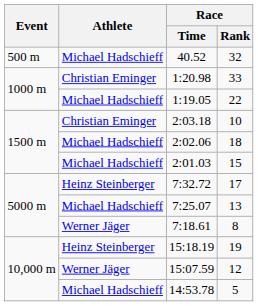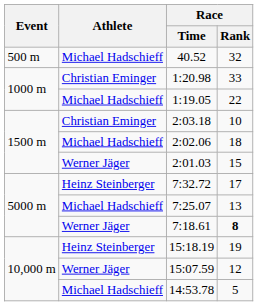(112, 163) Michael Hadschieff -> (96, 163) Werner Jäger
(235, 226) normal -> (235, 226) bold
